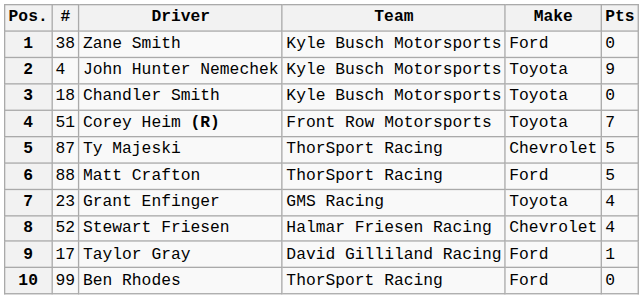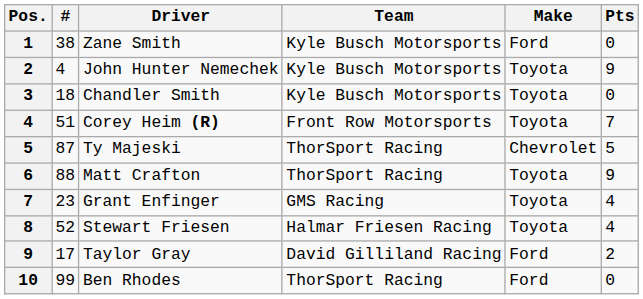(529, 176) Ford -> (539, 176) Toyota
(610, 176) 5 -> (610, 176) 9
(553, 229) Chevrolet -> (539, 229) Toyota
(610, 255) 1 -> (610, 255) 2
